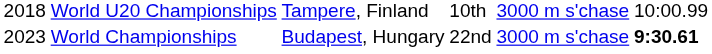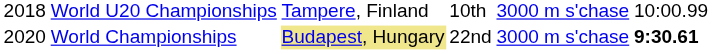(25, 37) 2023 -> (25, 37) 2020
(363, 37) no background -> (363, 37) khaki background
